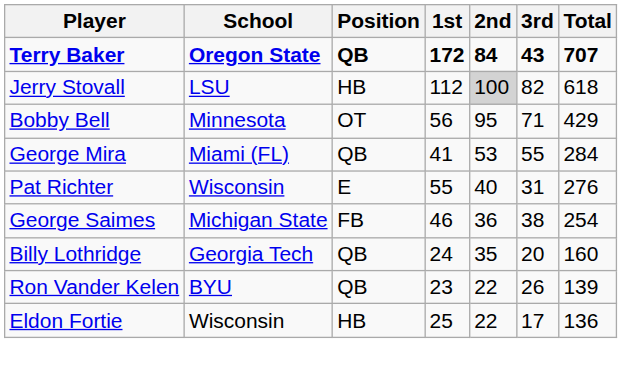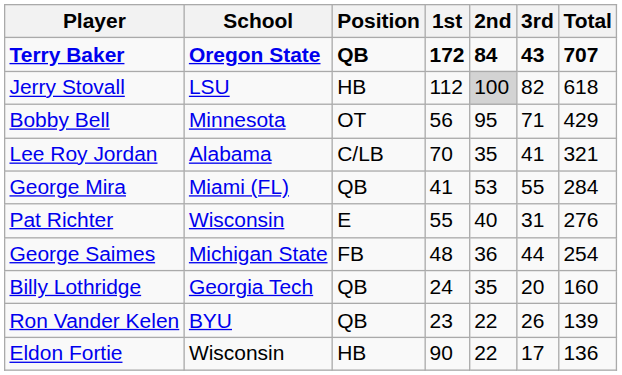+ row: (83, 154)
(441, 220) 46 -> (441, 253) 48
(533, 220) 38 -> (533, 253) 44
(441, 320) 25 -> (441, 353) 90
